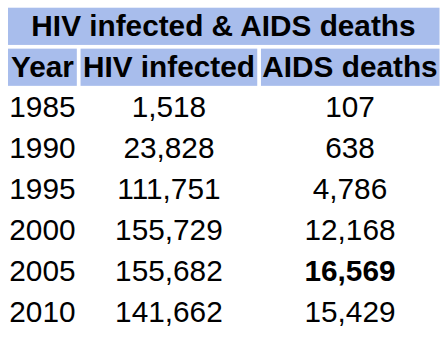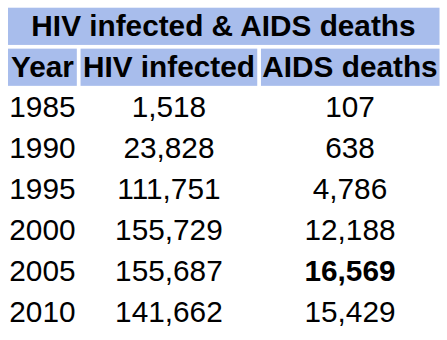(350, 230) 12,168 -> (350, 230) 12,188
(169, 271) 155,682 -> (169, 271) 155,687
